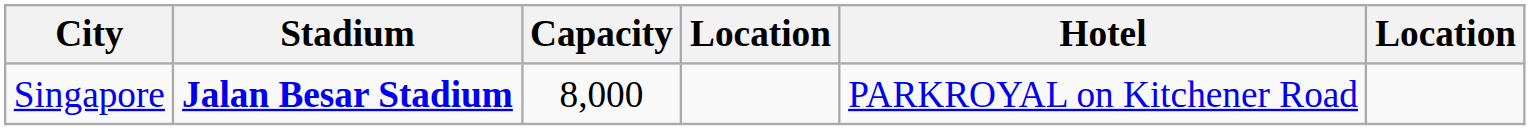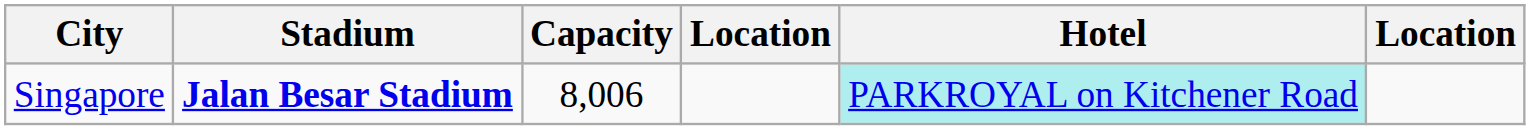(601, 93) 8,000 -> (601, 93) 8,006
(1103, 93) no background -> (1103, 93) paleturquoise background
